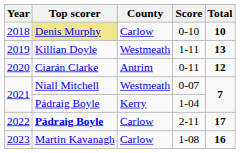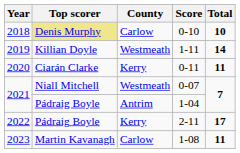(220, 49) 13 -> (220, 49) 14
(136, 67) Antrim -> (133, 67) Kerry
(220, 67) 12 -> (220, 67) 11
(133, 103) Kerry -> (136, 103) Antrim
(69, 121) bold -> (67, 121) normal
(137, 121) Carlow -> (133, 121) Kerry
(220, 139) 16 -> (220, 139) 11
